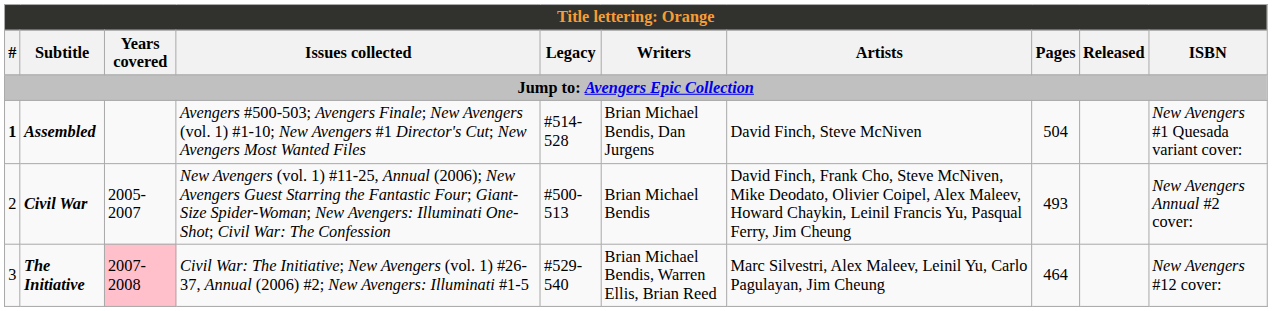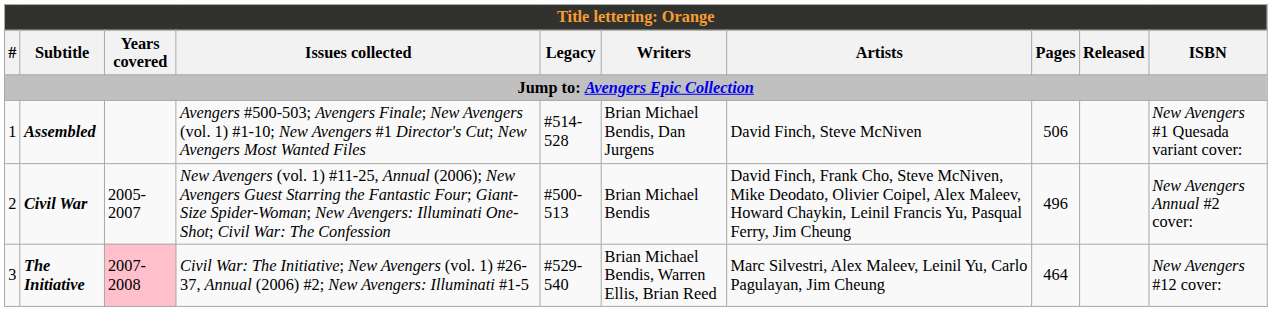(12, 131) bold -> (12, 131) normal
(1056, 131) 504 -> (1056, 131) 506
(1056, 203) 493 -> (1056, 203) 496
